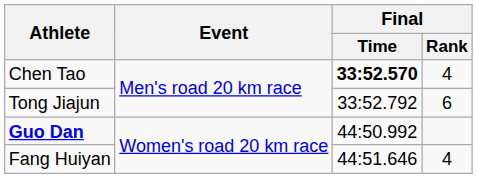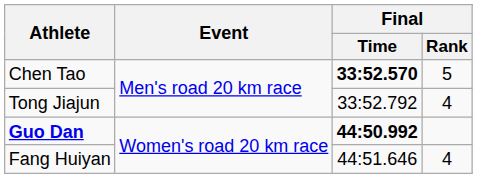(447, 75) 4 -> (447, 75) 5
(447, 103) 6 -> (447, 103) 4
(377, 131) normal -> (377, 131) bold
